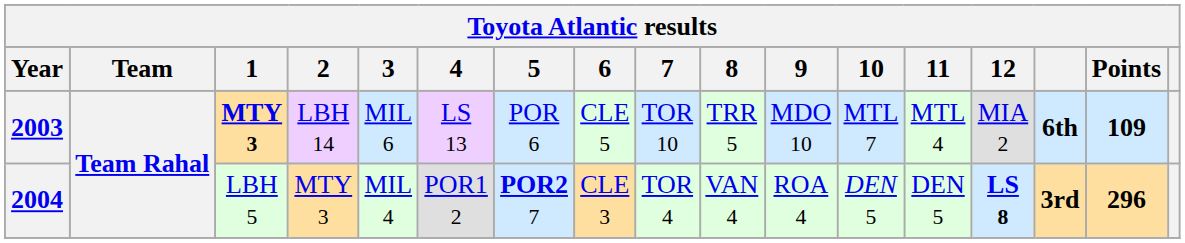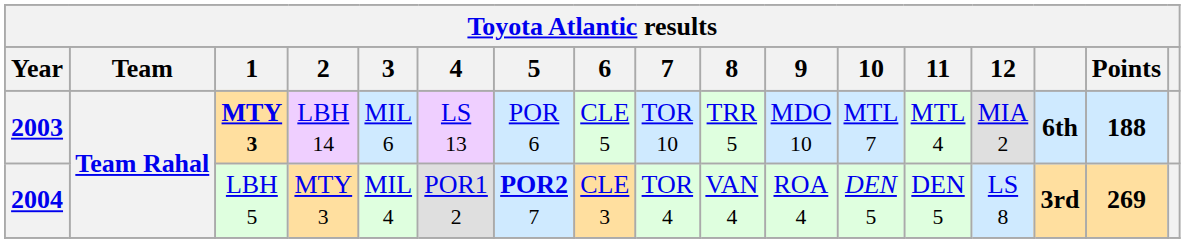(1126, 126) 109 -> (1126, 126) 188
(1003, 199) bold -> (1003, 198) normal
(1126, 199) 296 -> (1126, 199) 269
